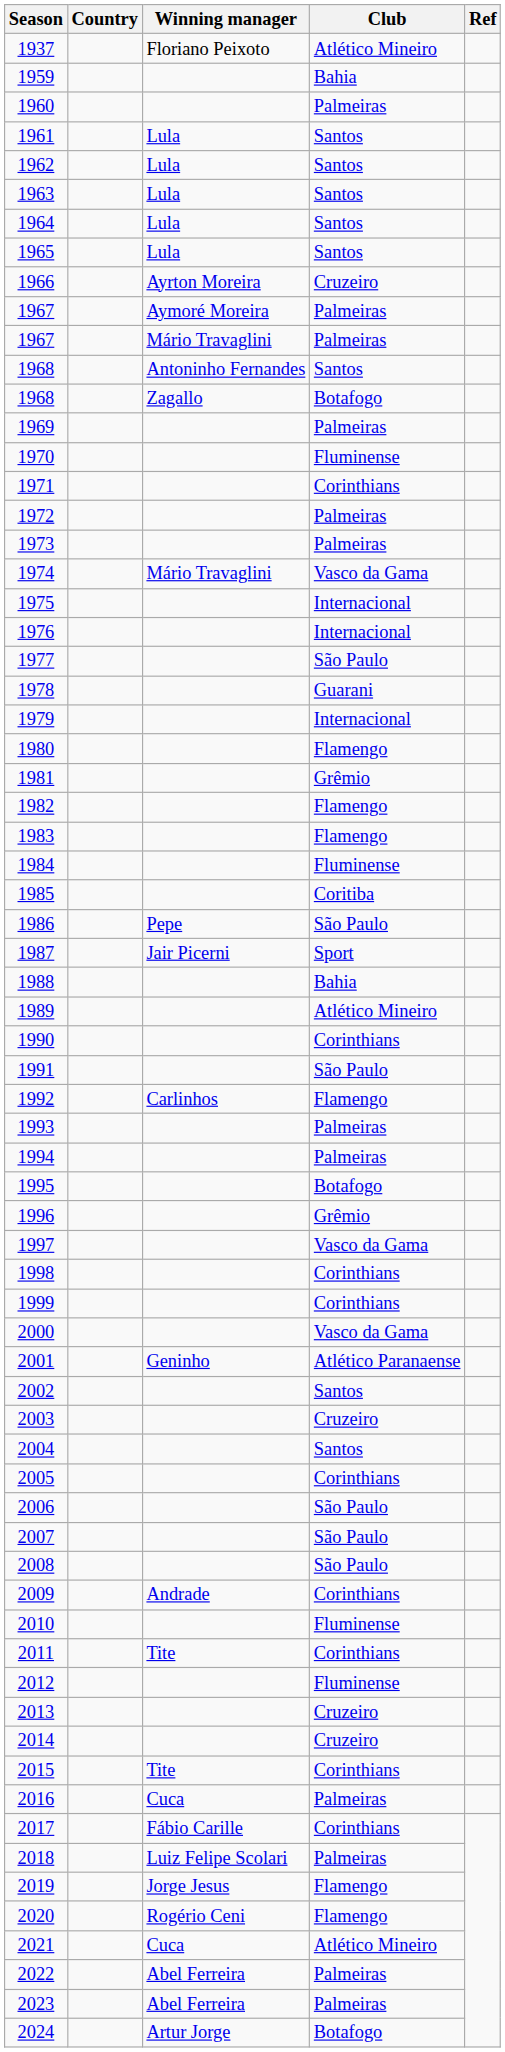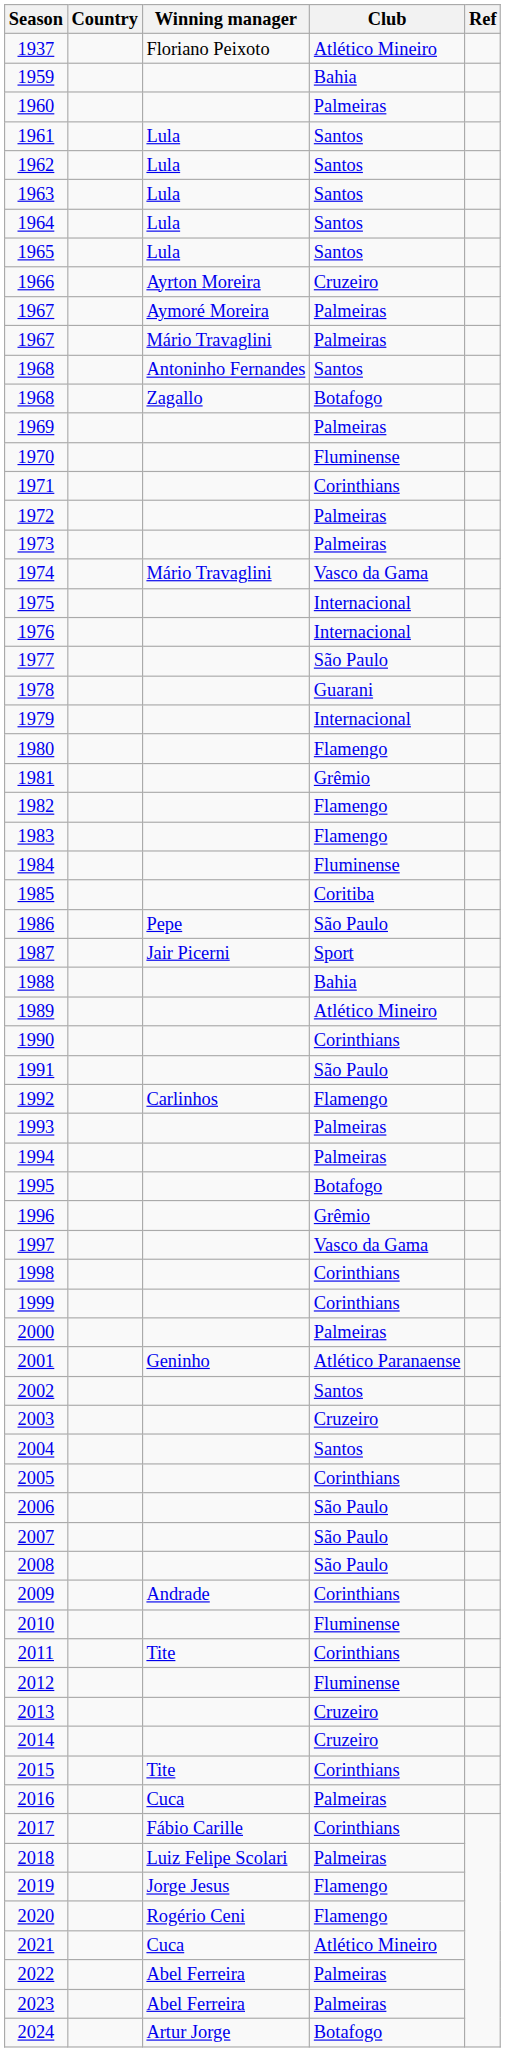(371, 1332) Vasco da Gama -> (350, 1332) Palmeiras
